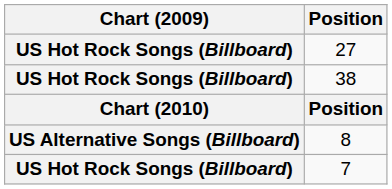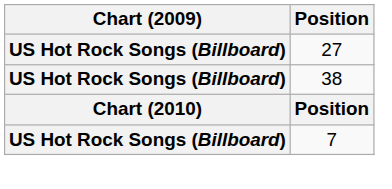- row: (346, 139)
